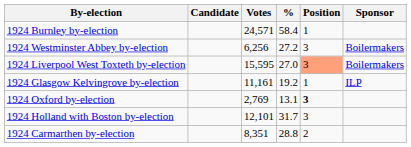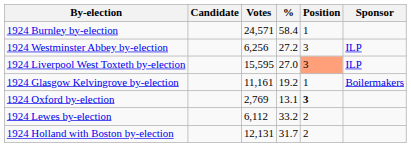(375, 47) Boilermakers -> (354, 47) ILP
(375, 64) Boilermakers -> (354, 64) ILP
(354, 82) ILP -> (375, 82) Boilermakers
+ row: (59, 116)
(259, 116) 12,101 -> (259, 133) 12,131
(306, 116) 3 -> (306, 133) 2
- row: (71, 133)
